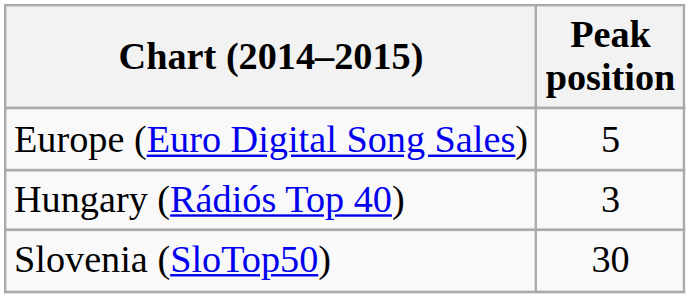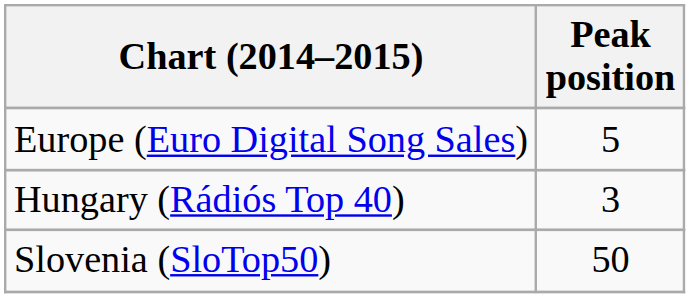(610, 259) 30 -> (610, 259) 50
